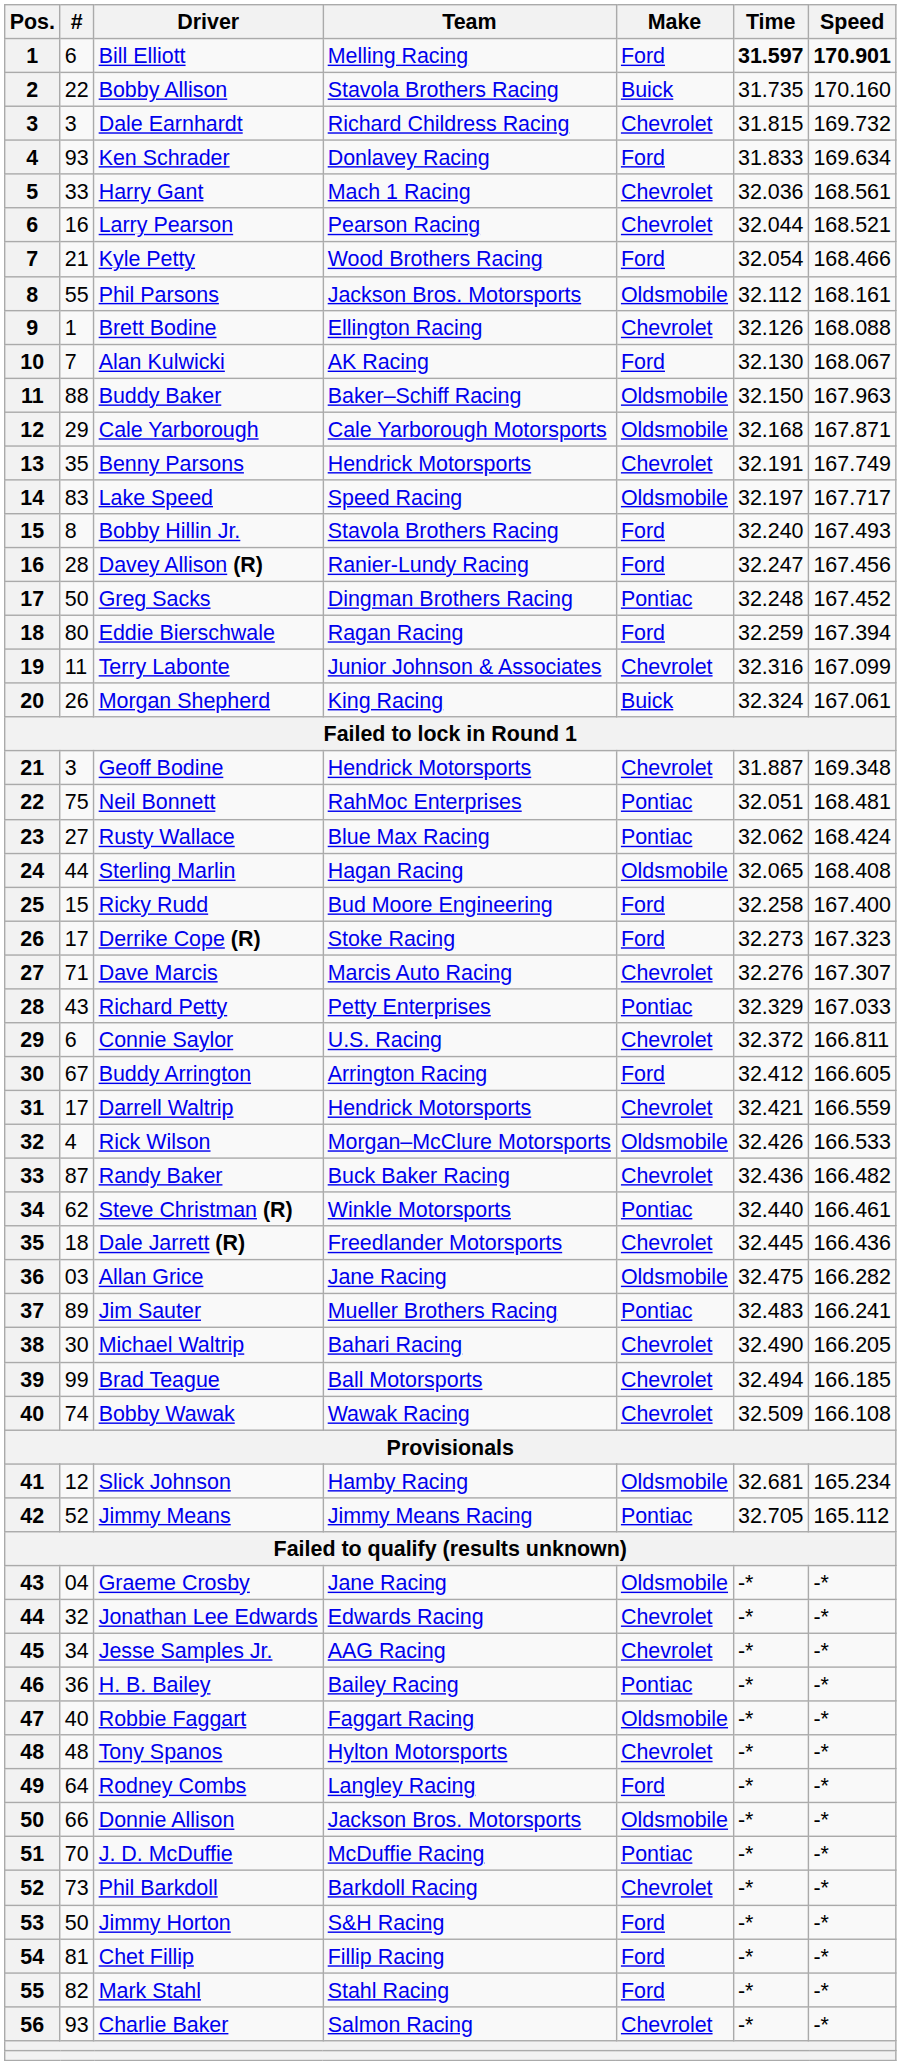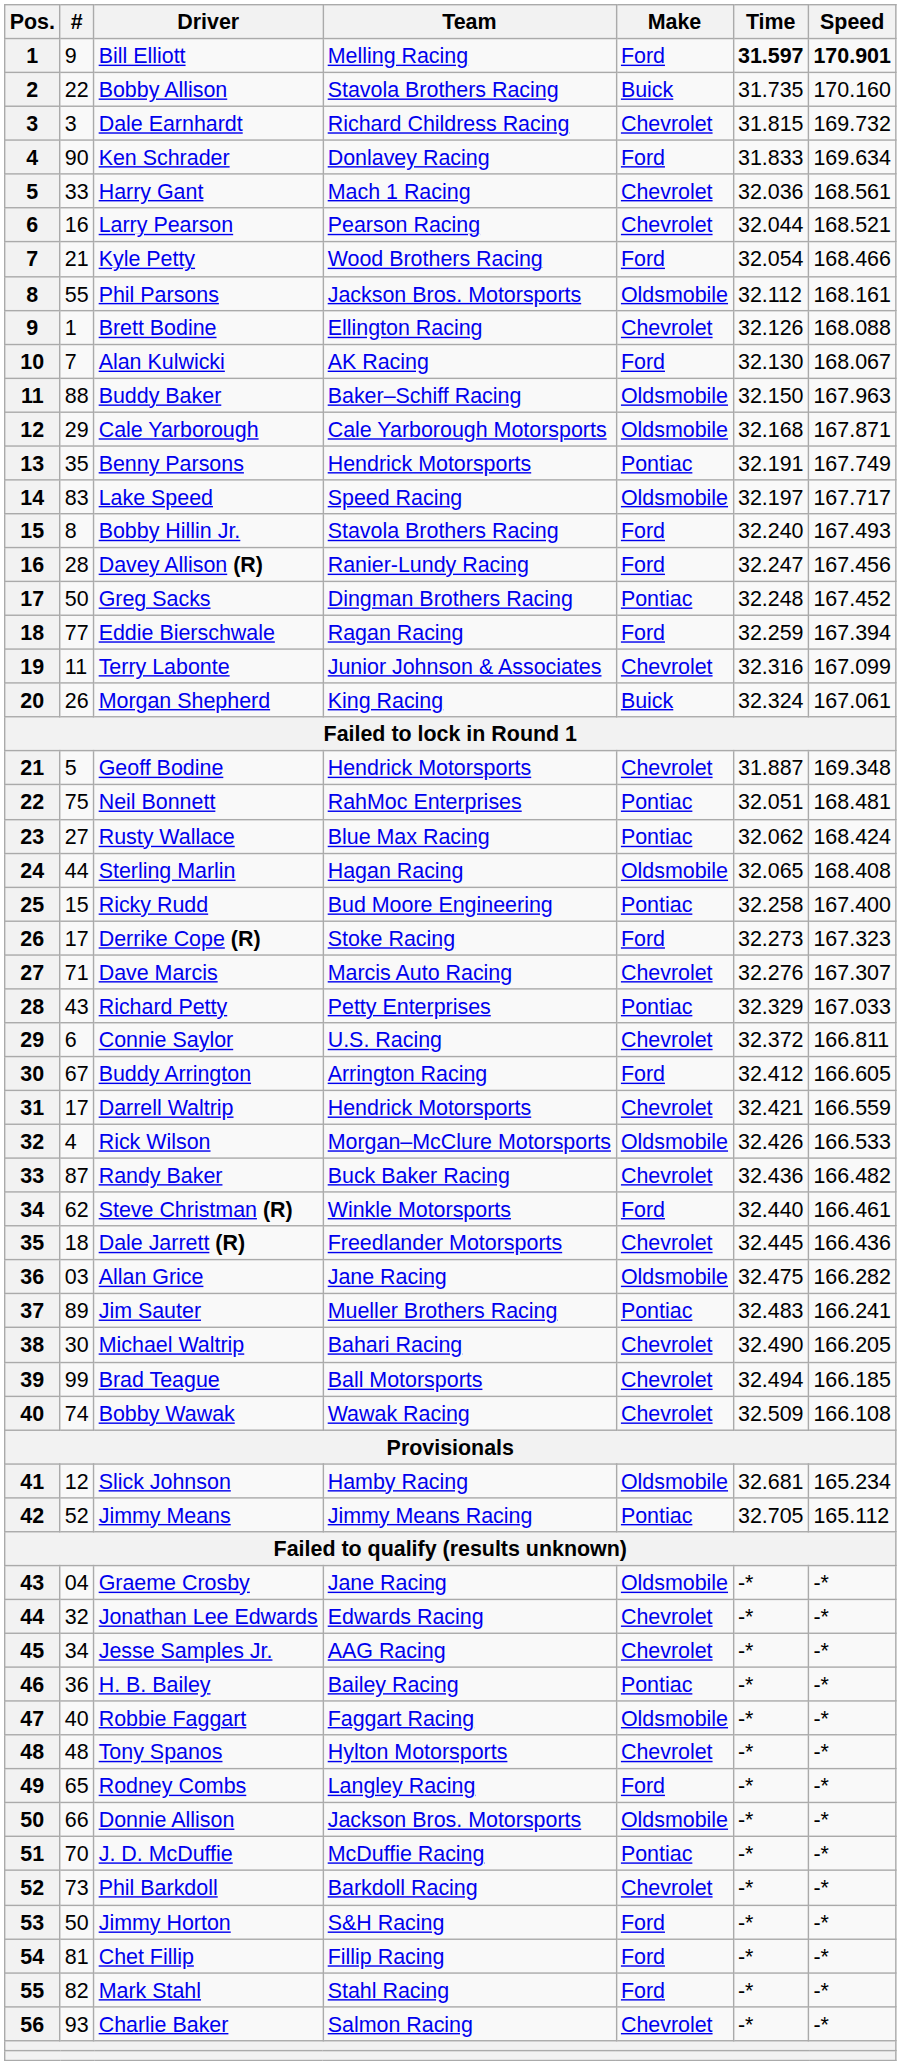(71, 56) 6 -> (71, 56) 9
(77, 158) 93 -> (77, 158) 90
(667, 463) Chevrolet -> (657, 463) Pontiac
(77, 633) 80 -> (77, 633) 77
(71, 768) 3 -> (71, 768) 5
(643, 904) Ford -> (657, 904) Pontiac
(657, 1209) Pontiac -> (643, 1209) Ford
(77, 1786) 64 -> (77, 1786) 65
